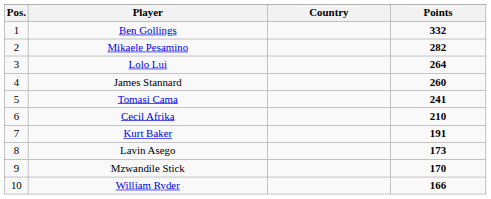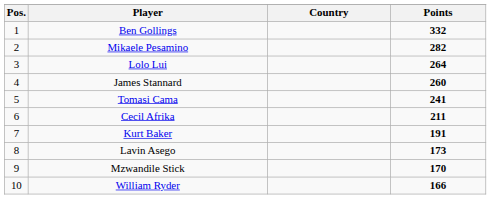(438, 116) 210 -> (438, 116) 211
